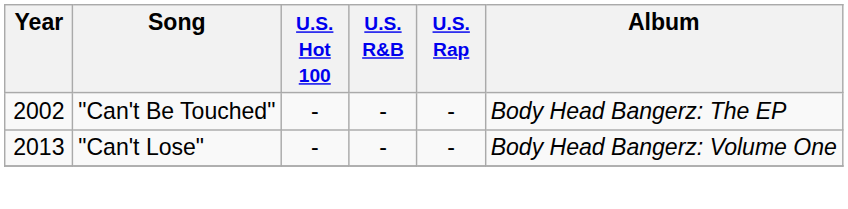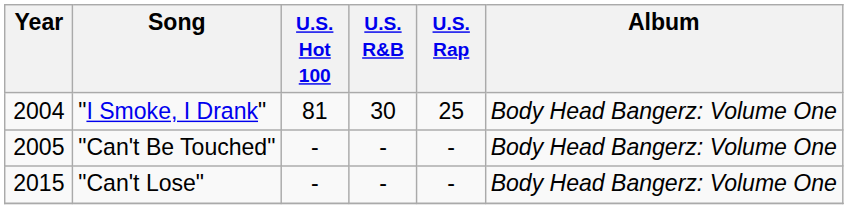+ row: (172, 111)
(39, 111) 2002 -> (39, 147) 2005
(639, 111) Body Head Bangerz: The EP -> (664, 147) Body Head Bangerz: Volume One
(39, 147) 2013 -> (39, 184) 2015
